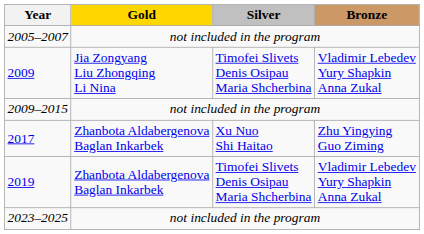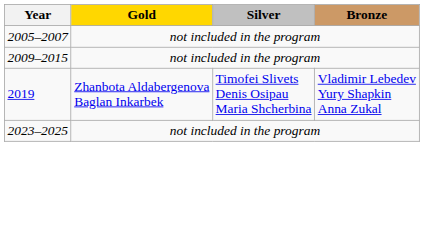- row: (21, 72)
- row: (21, 138)
